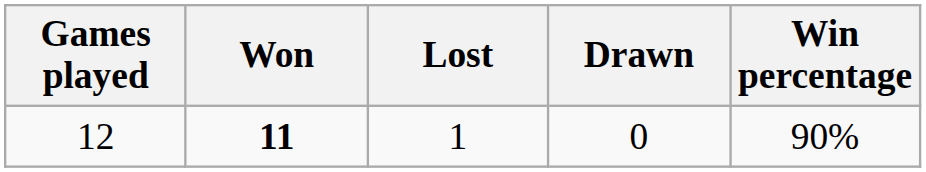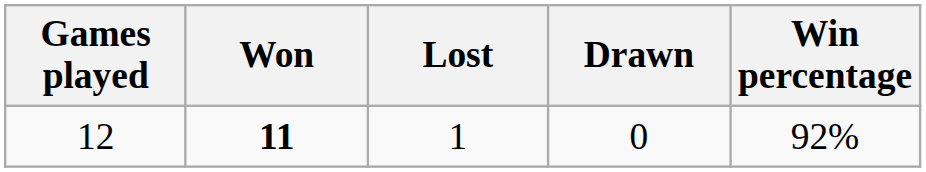(825, 135) 90% -> (825, 135) 92%
